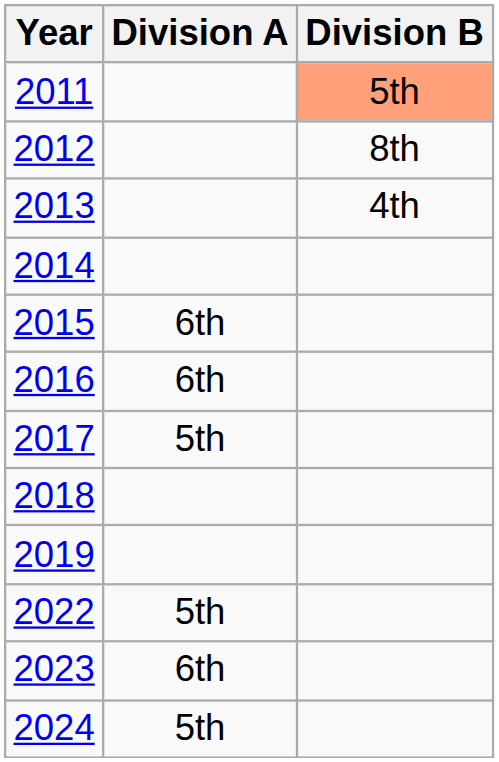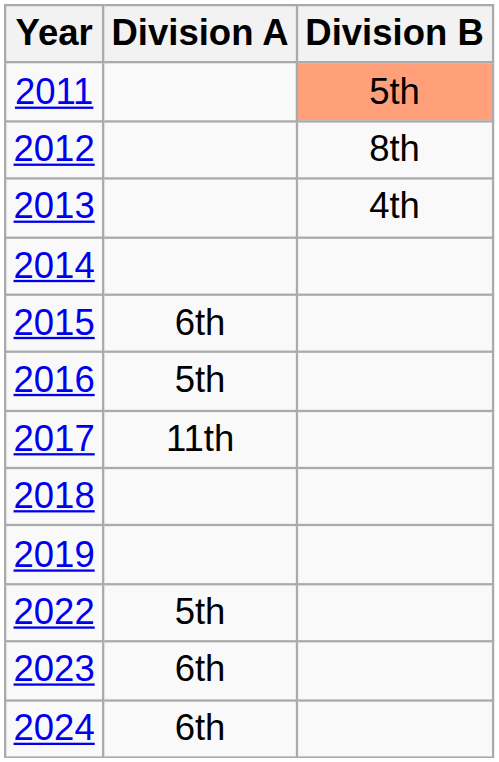(200, 380) 6th -> (200, 380) 5th
(200, 438) 5th -> (200, 438) 11th
(200, 727) 5th -> (200, 727) 6th
